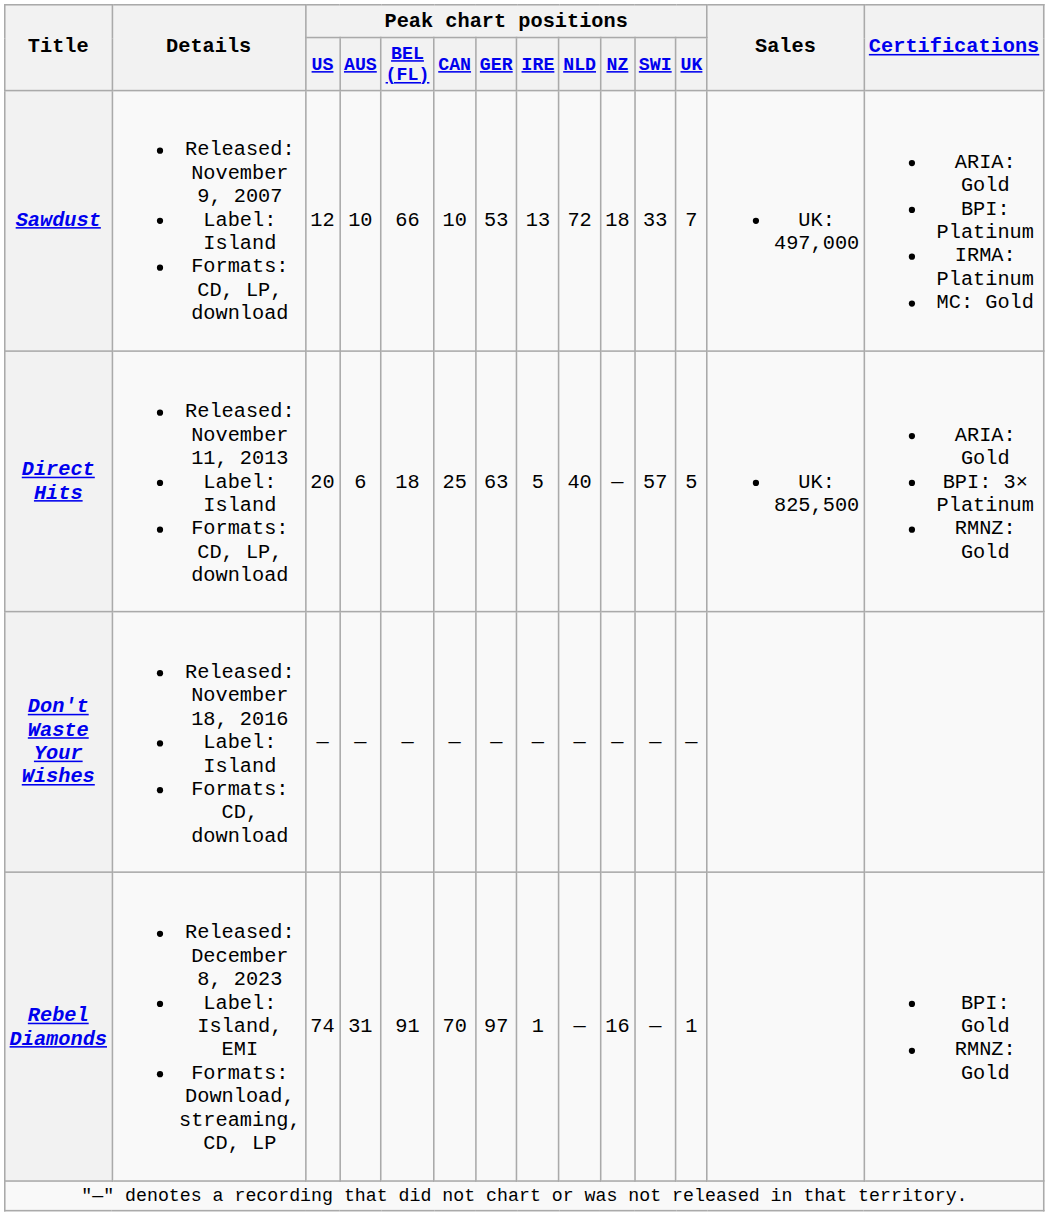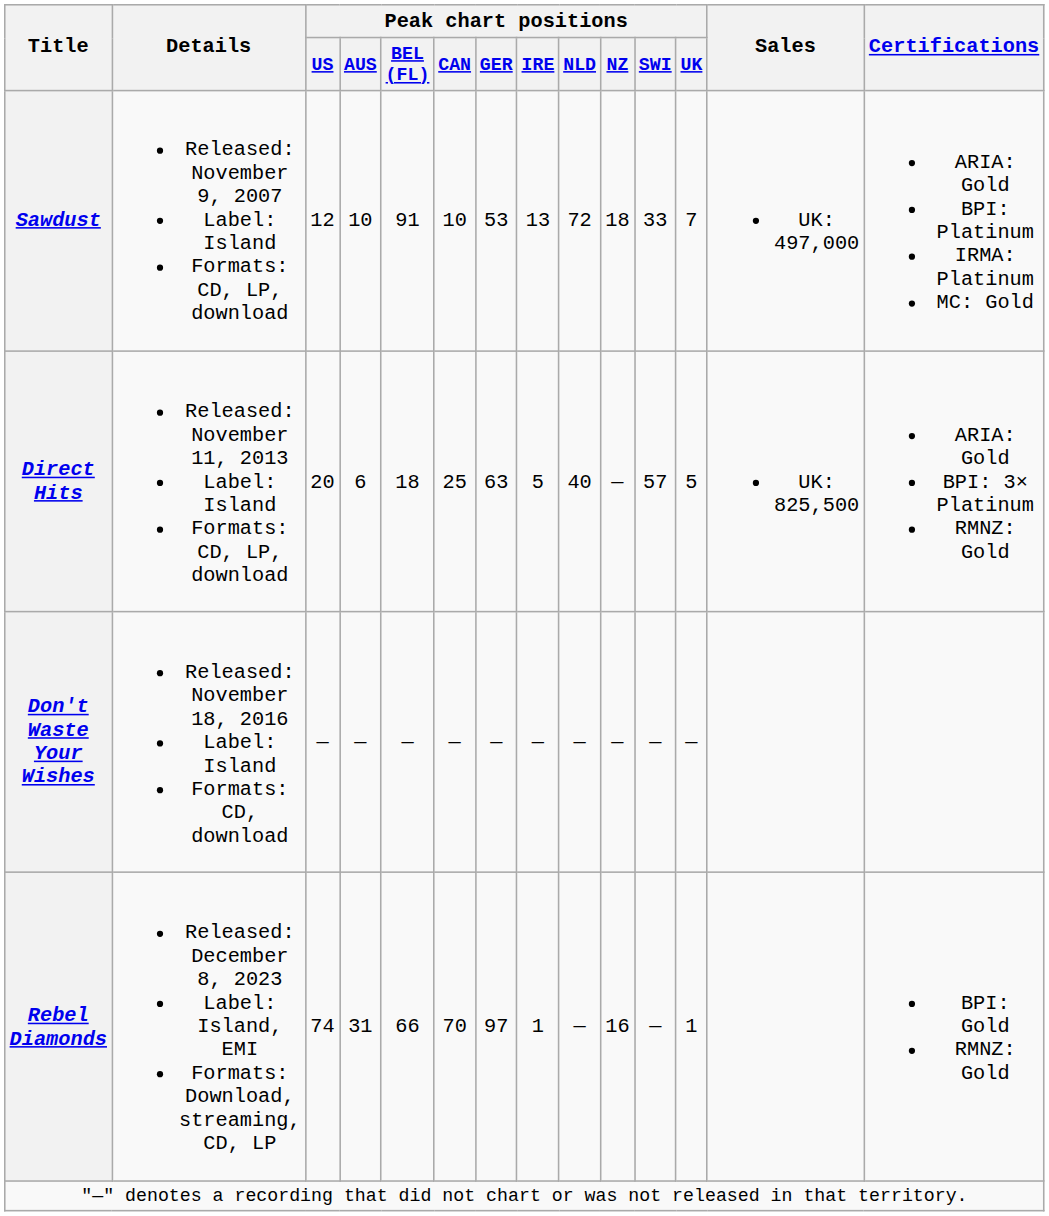(407, 221) 66 -> (407, 221) 91
(407, 1027) 91 -> (407, 1027) 66
